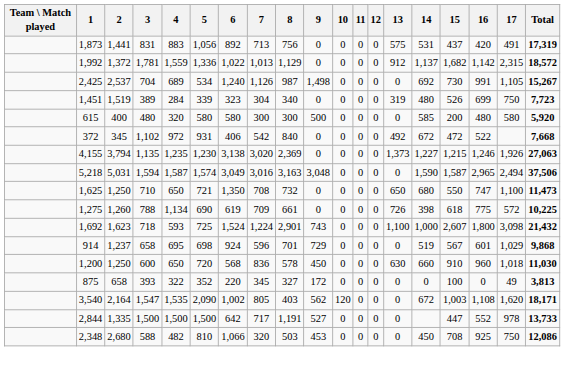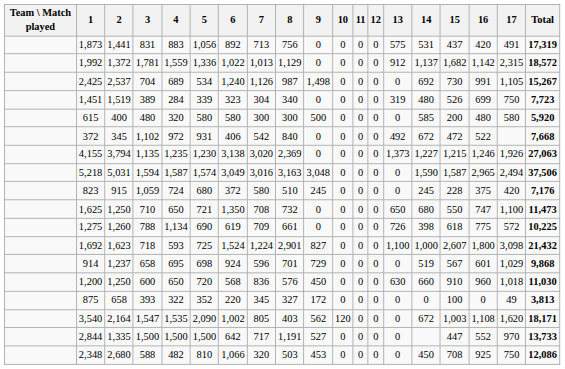+ row: (91, 190)
(318, 227) 743 -> (318, 245) 827
(290, 263) 578 -> (290, 281) 576
(512, 318) 978 -> (512, 336) 970
